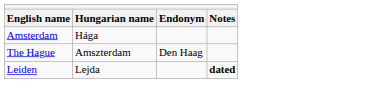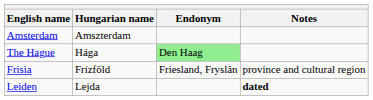(87, 35) Hága -> (103, 35) Amszterdam
(103, 52) Amszterdam -> (87, 52) Hága
(181, 52) no background -> (181, 52) lightgreen background
+ row: (19, 69)
